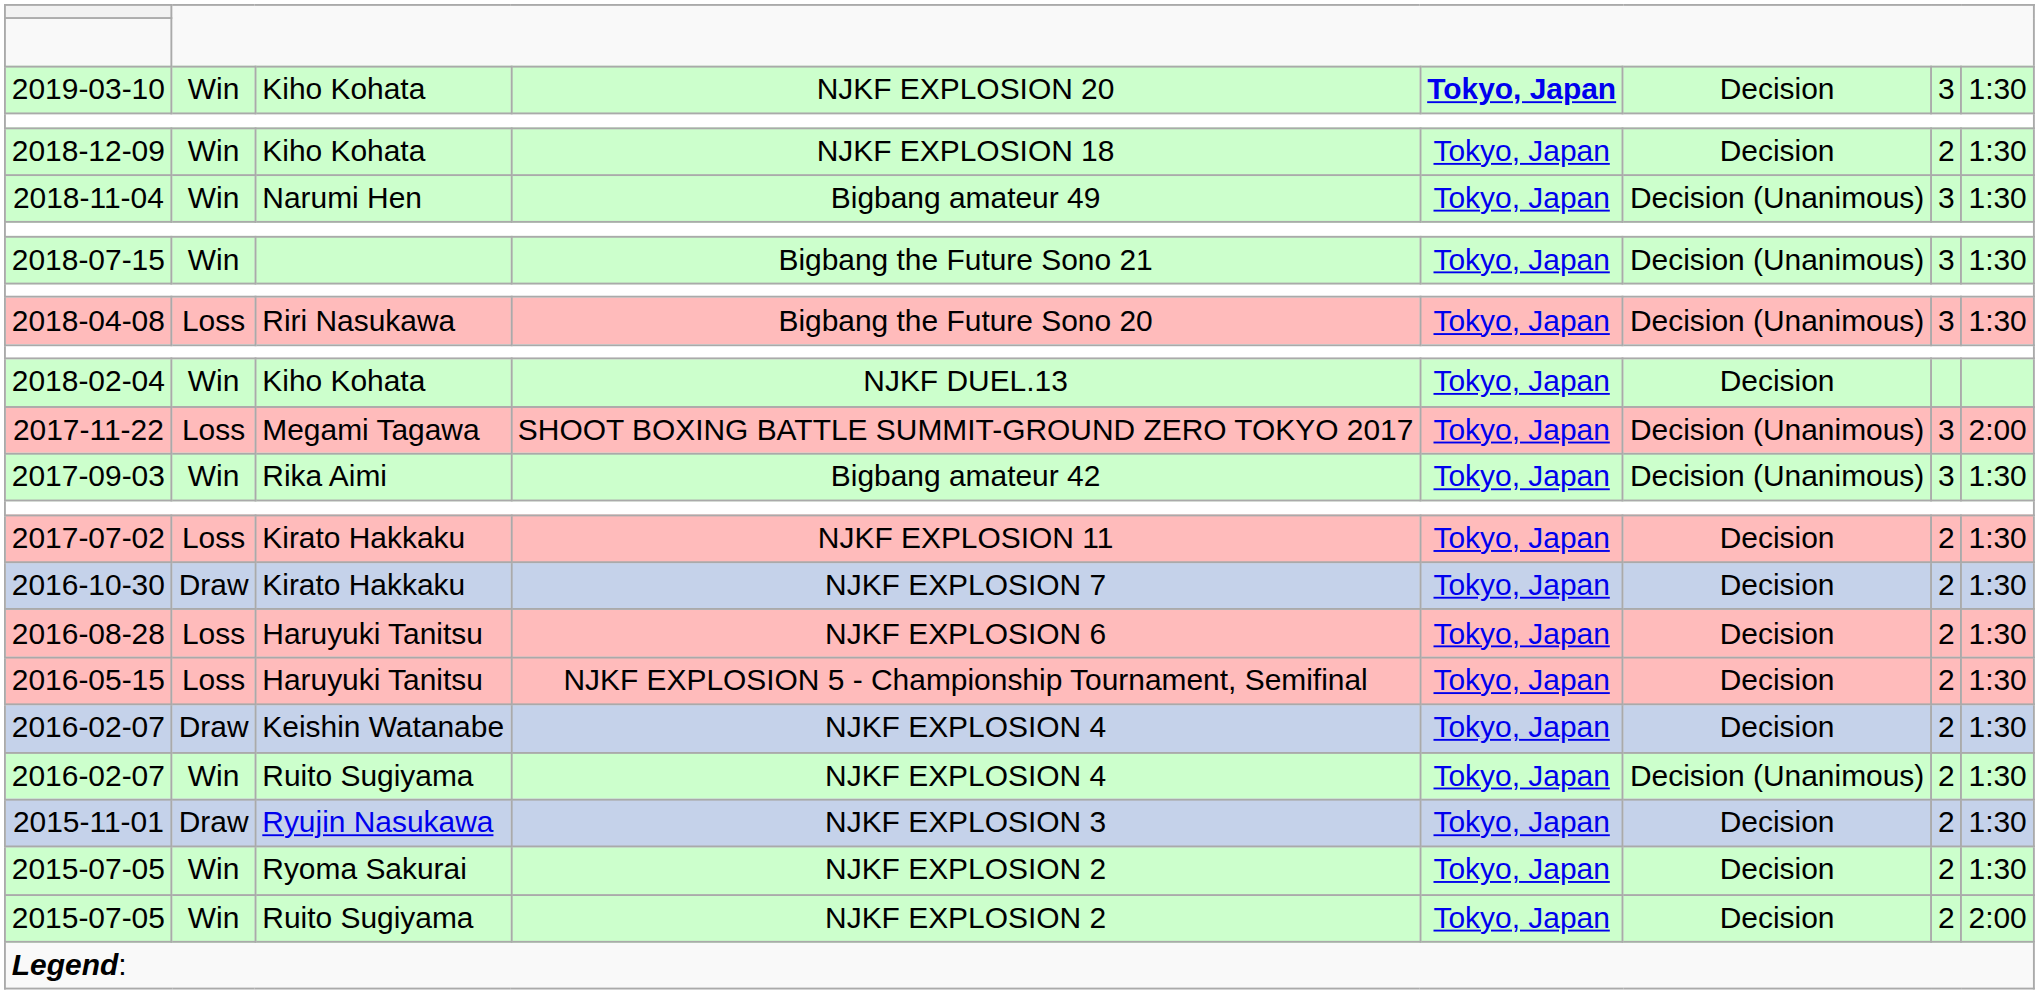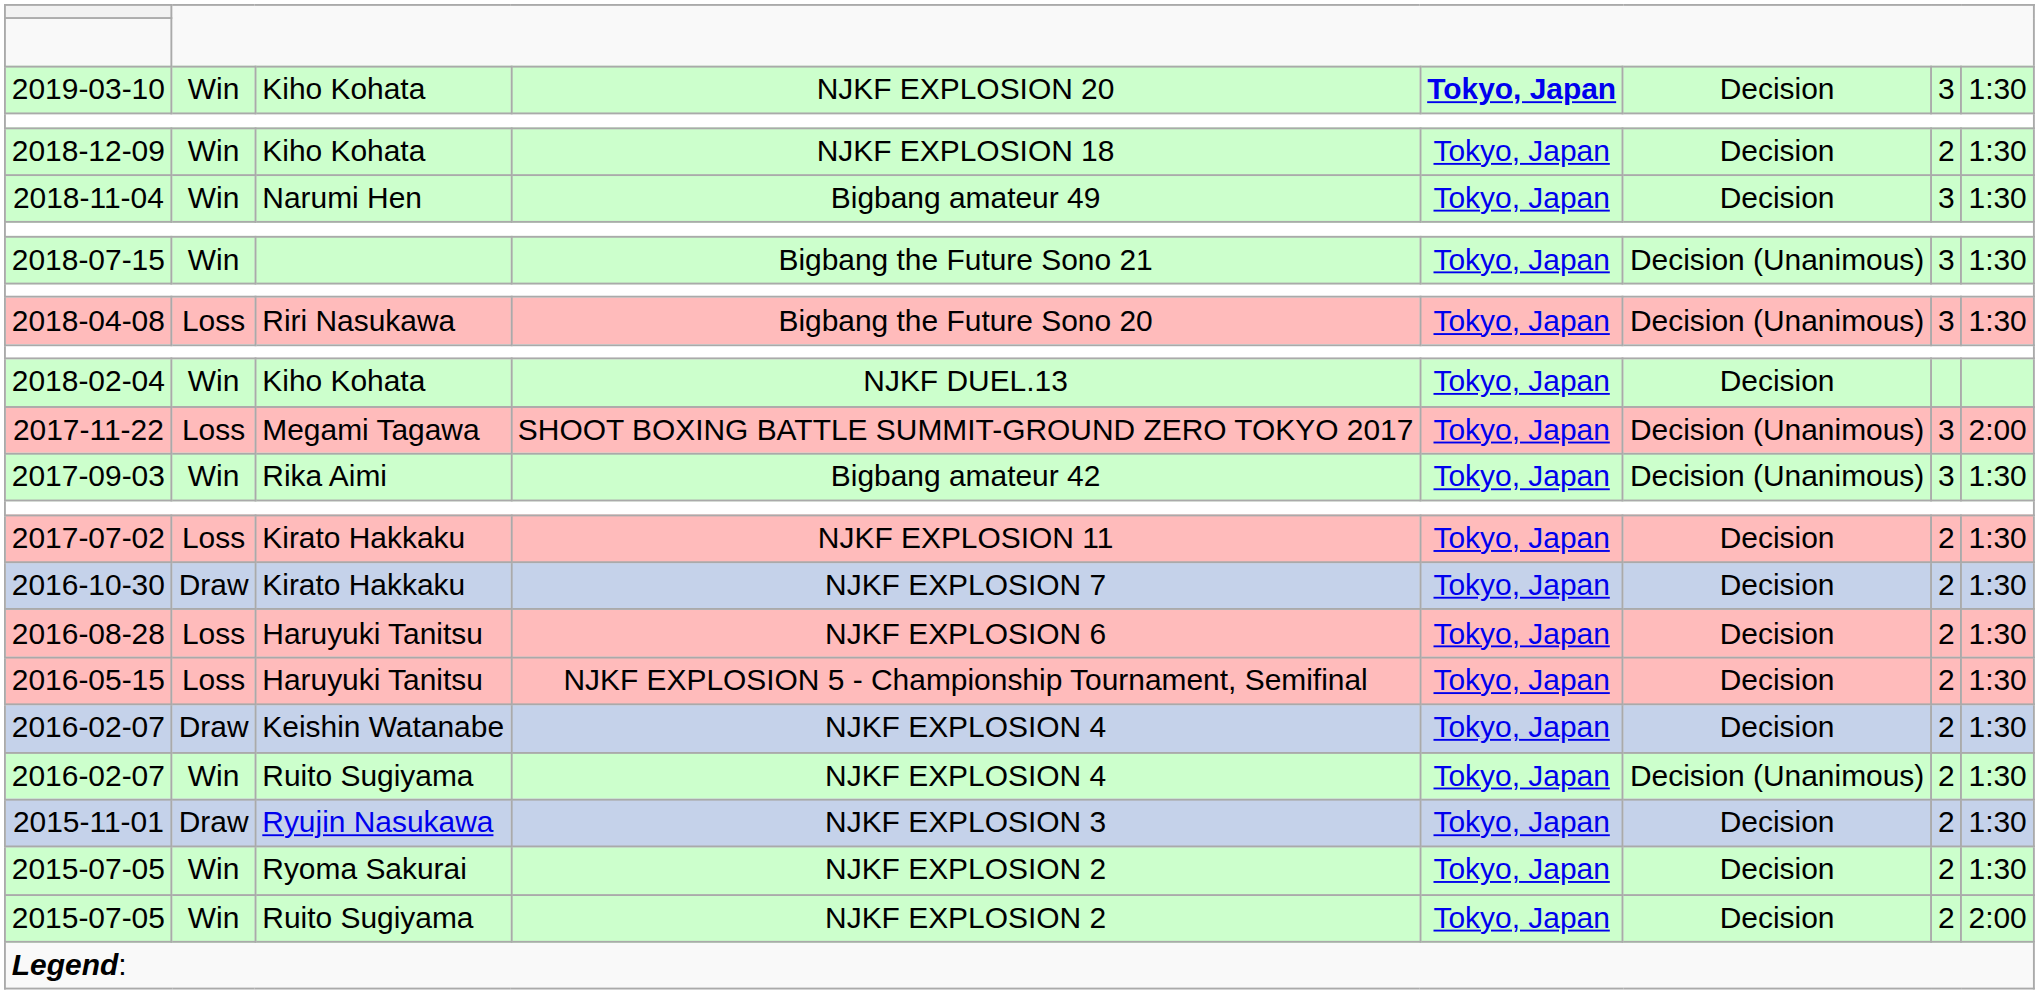(1777, 198) Decision (Unanimous) -> (1777, 198) Decision
